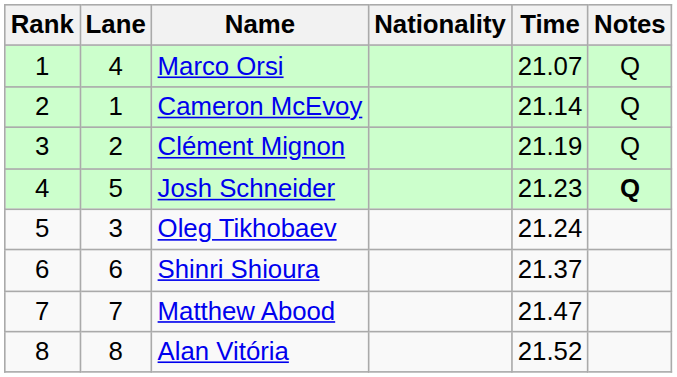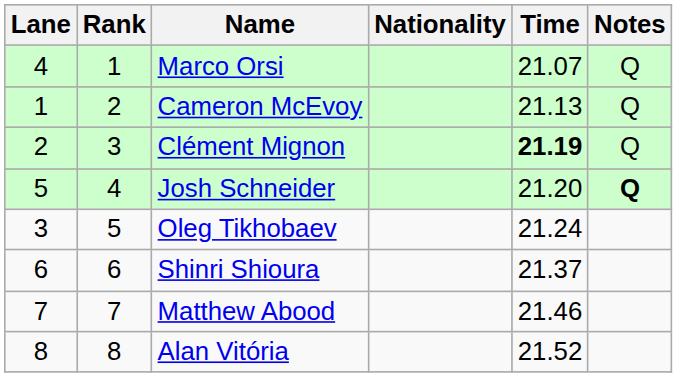columns swapped: (42, 24) <-> (116, 24)
(550, 106) 21.14 -> (550, 106) 21.13
(550, 147) normal -> (550, 147) bold
(550, 188) 21.23 -> (550, 188) 21.20
(550, 310) 21.47 -> (550, 310) 21.46
